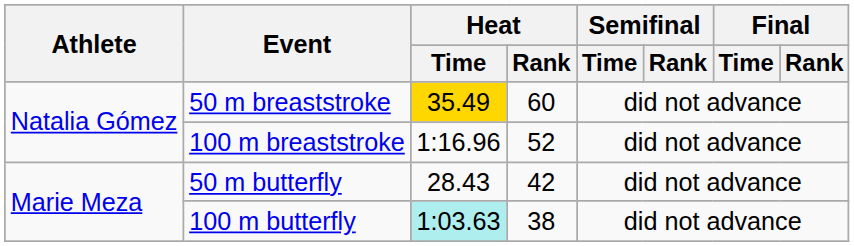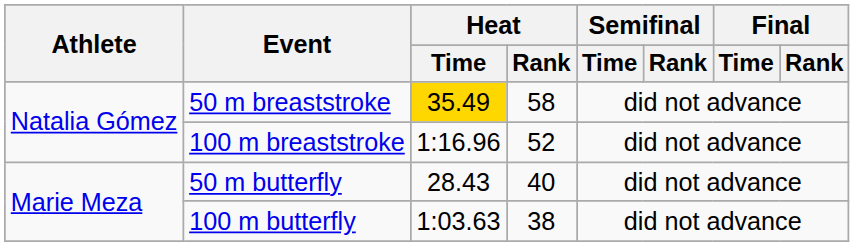(541, 103) 60 -> (541, 103) 58
(541, 182) 42 -> (541, 182) 40
(459, 222) paleturquoise background -> (459, 222) no background
